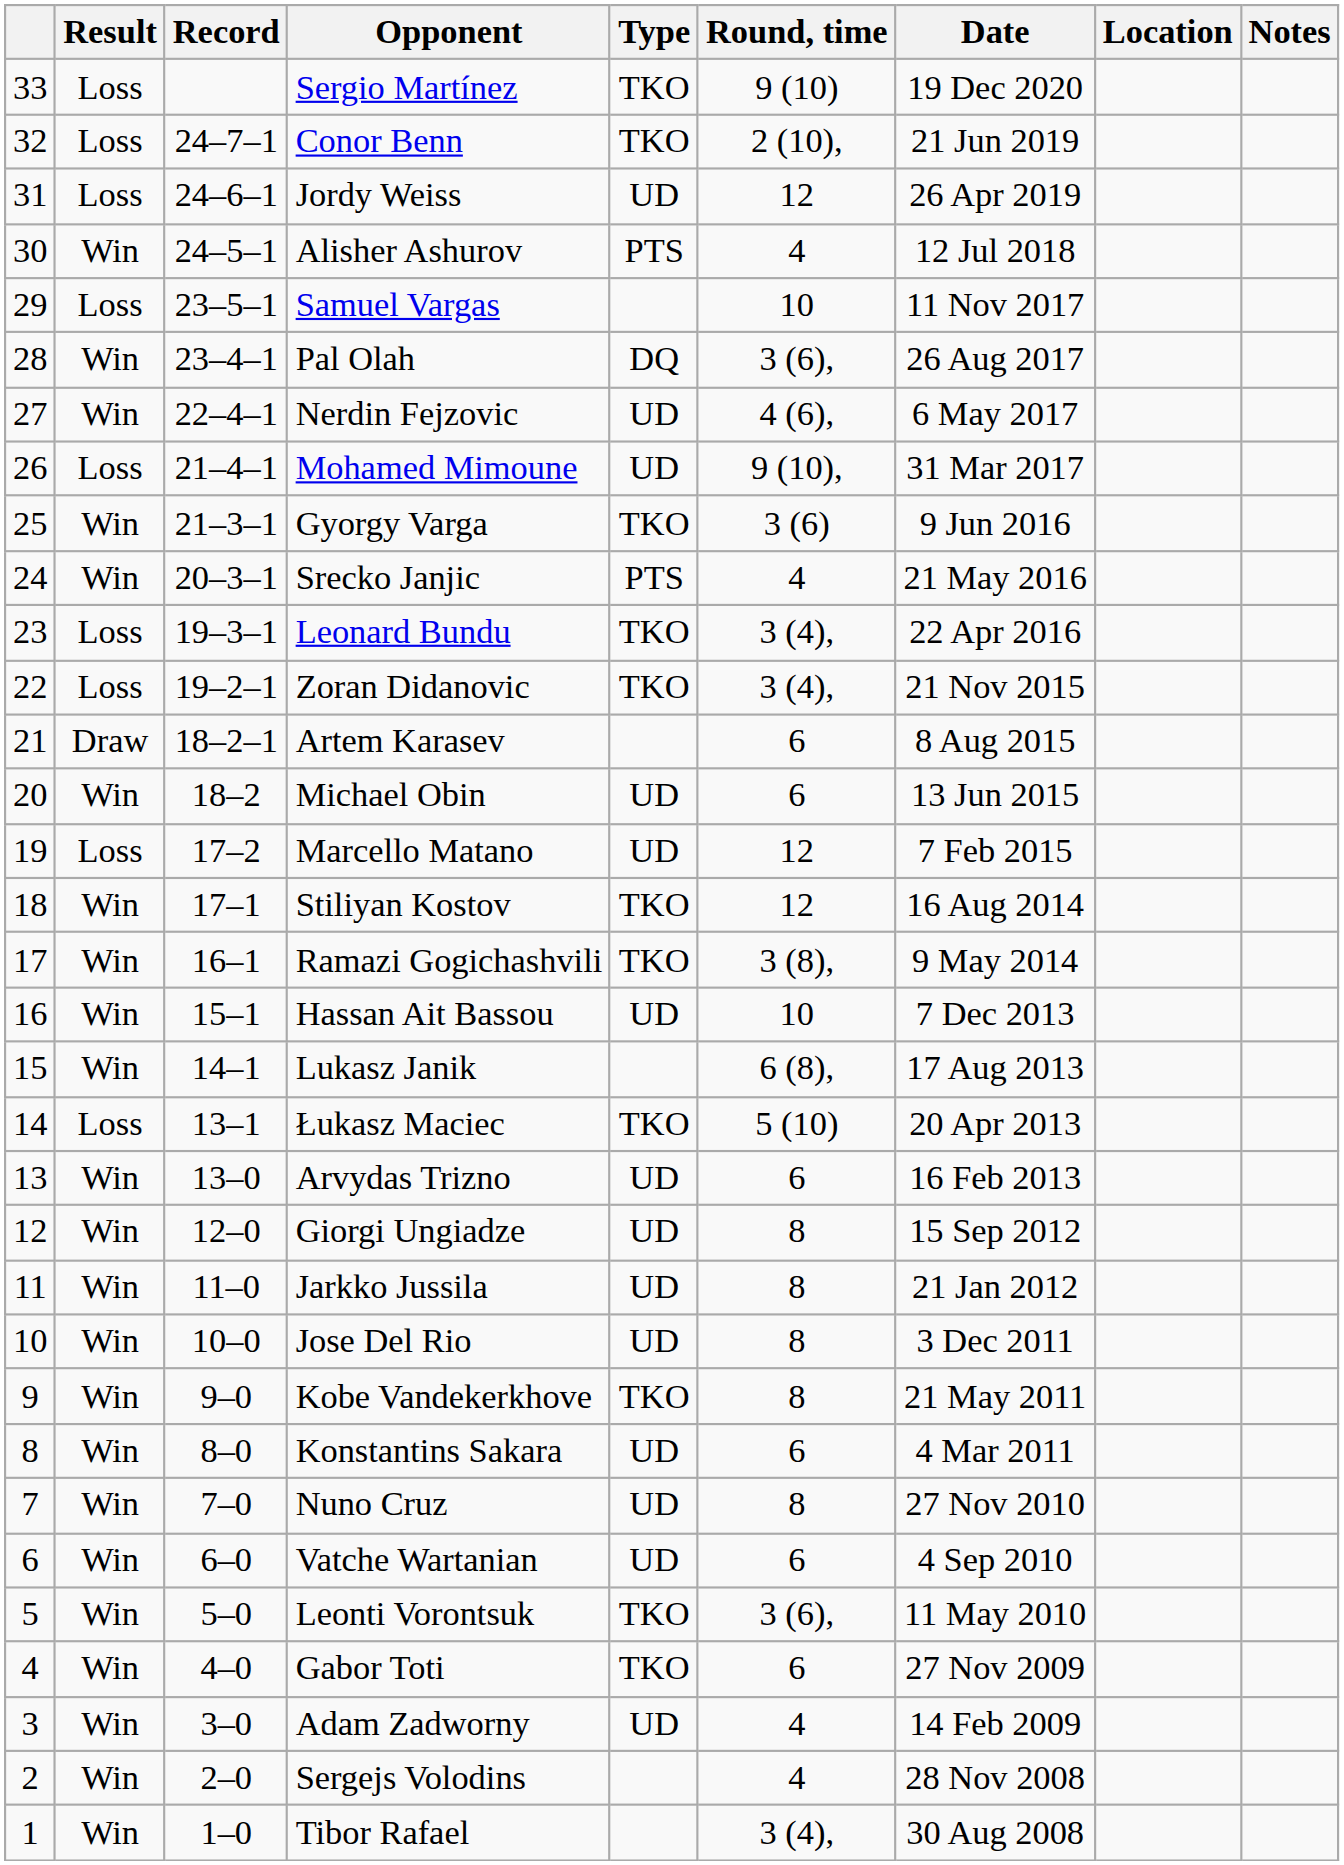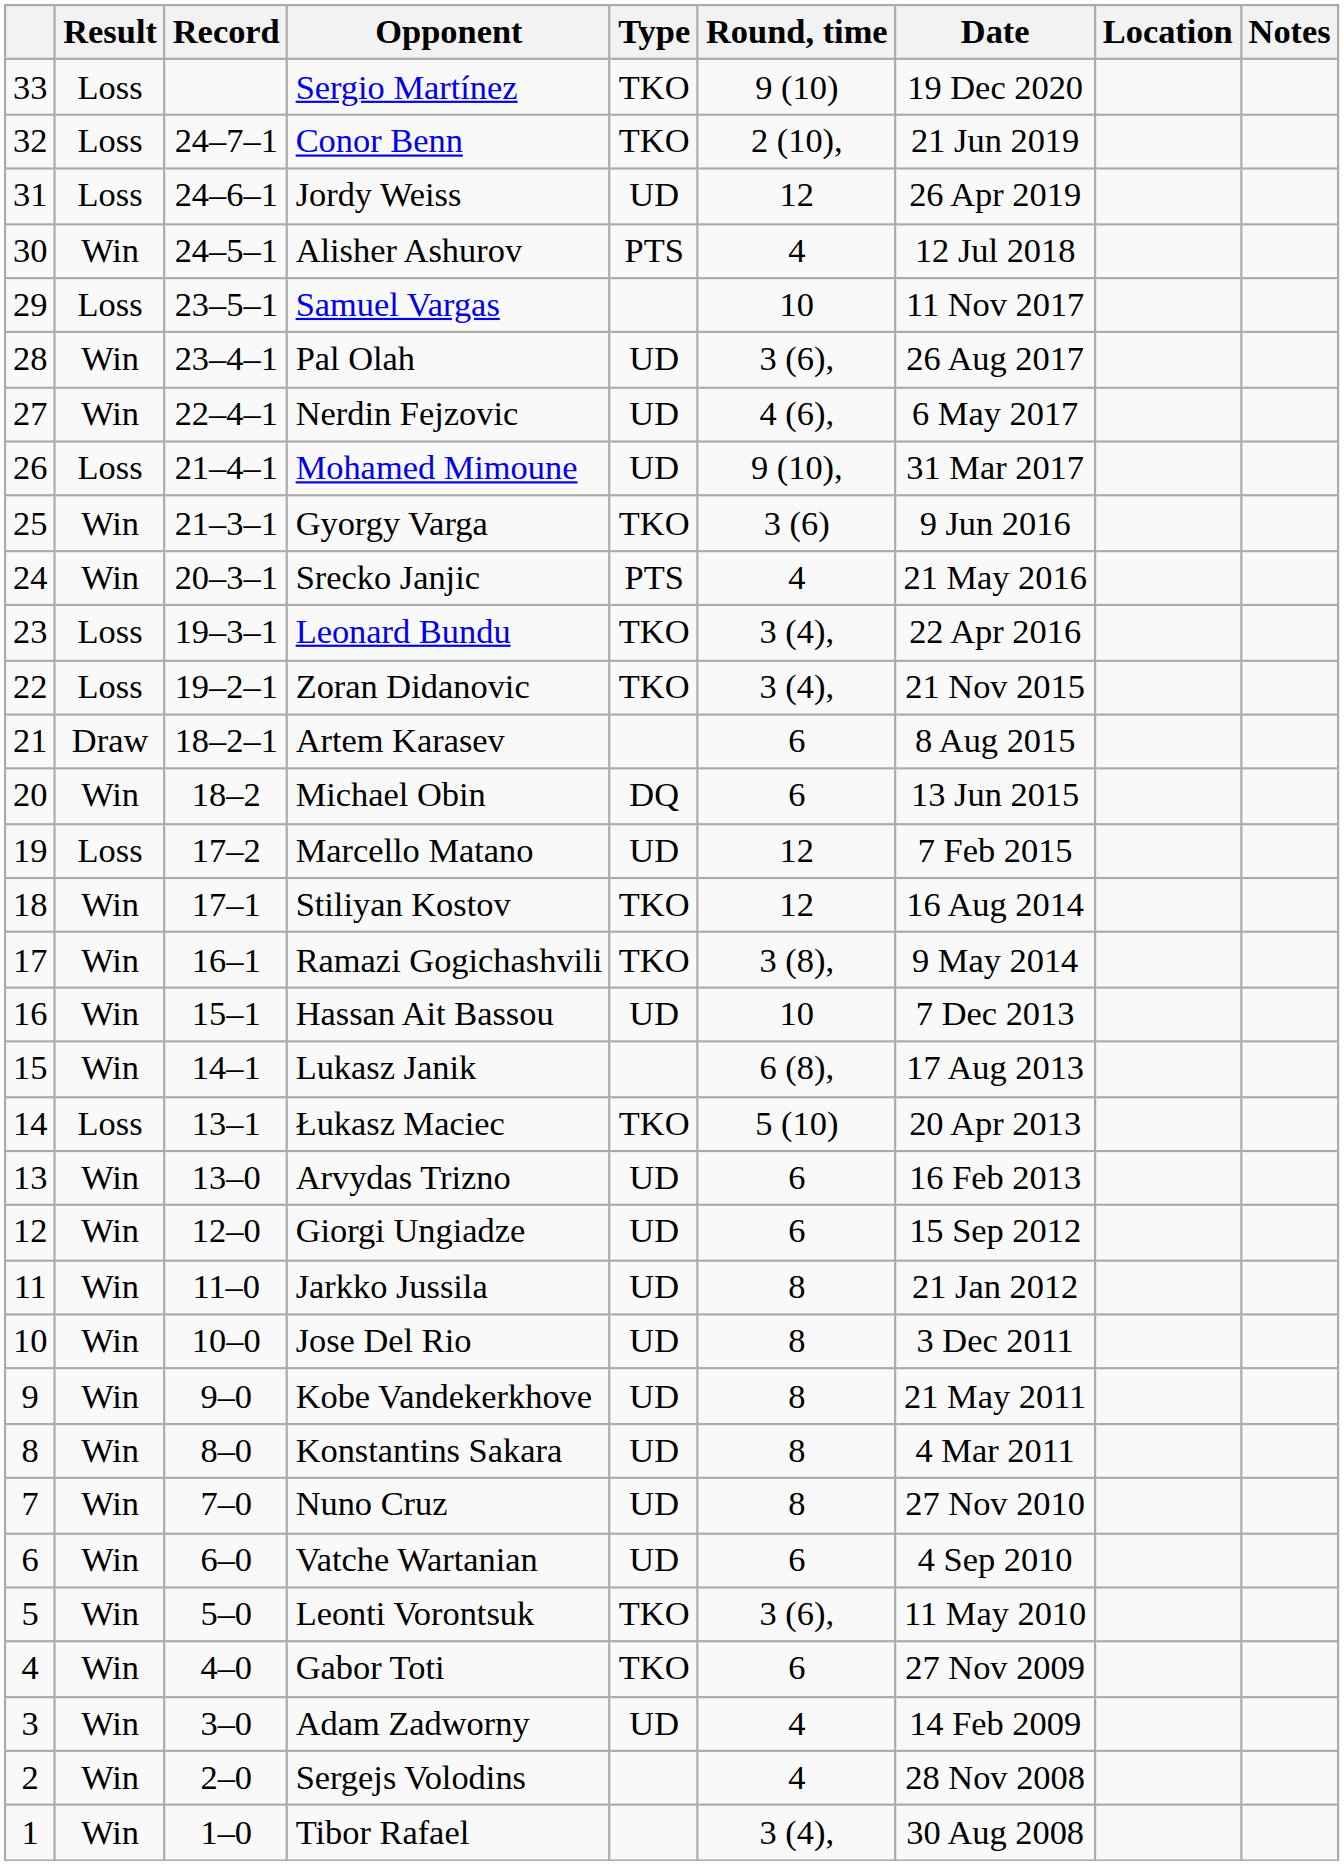(654, 359) DQ -> (654, 359) UD
(654, 795) UD -> (654, 795) DQ
(797, 1232) 8 -> (797, 1232) 6
(654, 1395) TKO -> (654, 1395) UD
(797, 1450) 6 -> (797, 1450) 8
